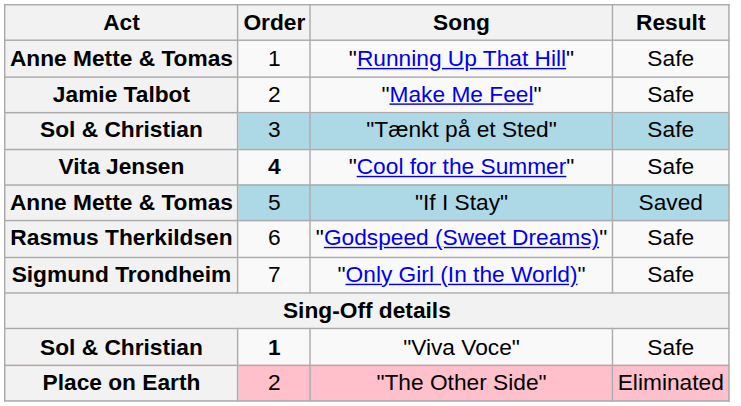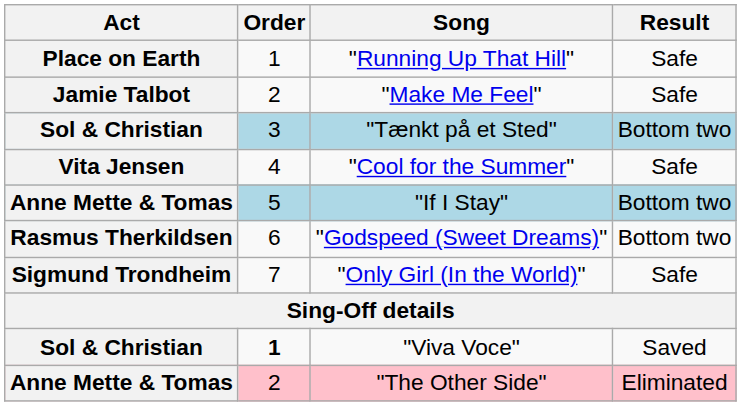(121, 58) Anne Mette & Tomas -> (121, 58) Place on Earth
(671, 130) Safe -> (675, 130) Bottom two
(274, 166) bold -> (274, 166) normal
(671, 202) Saved -> (675, 202) Bottom two
(671, 238) Safe -> (675, 238) Bottom two
(671, 346) Safe -> (675, 346) Saved
(121, 382) Place on Earth -> (121, 382) Anne Mette & Tomas
